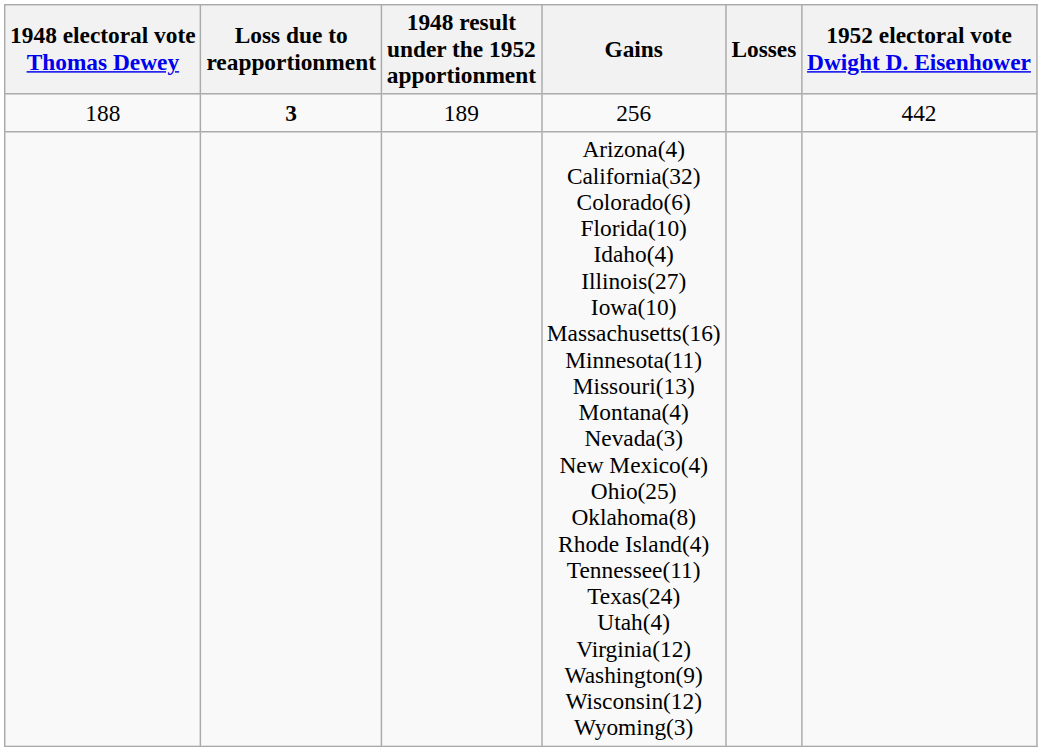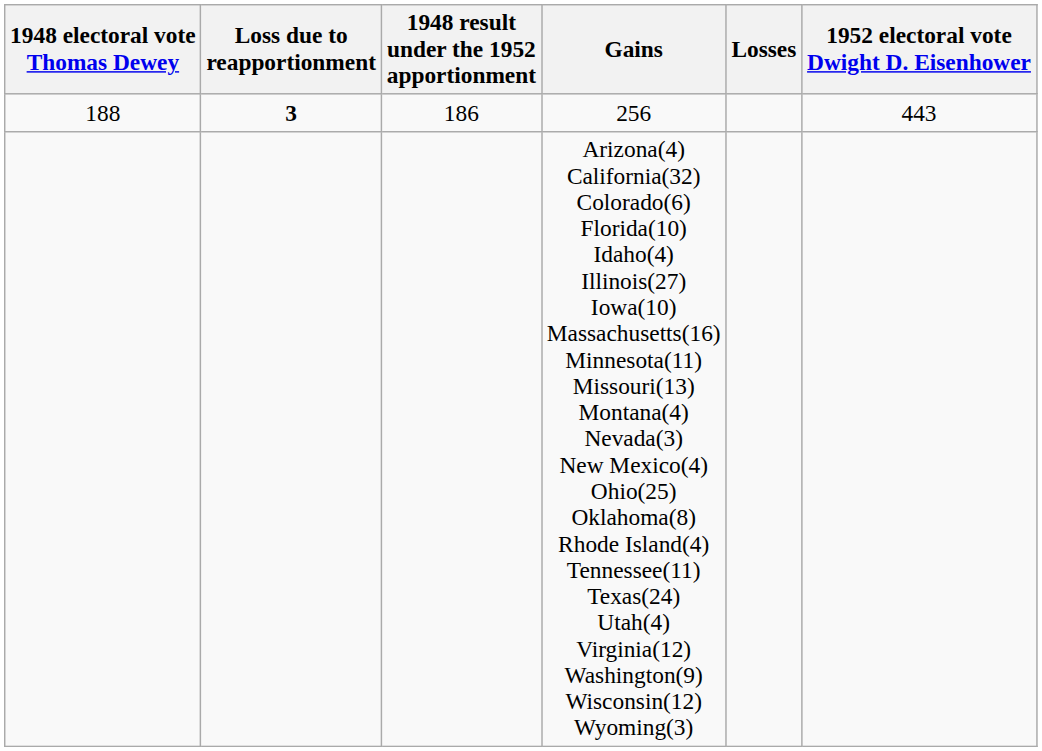(461, 112) 189 -> (461, 112) 186
(919, 112) 442 -> (919, 112) 443
